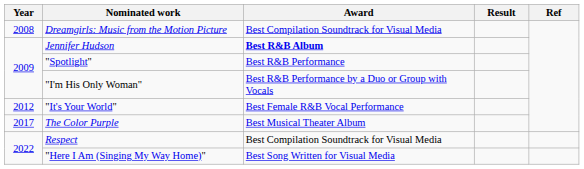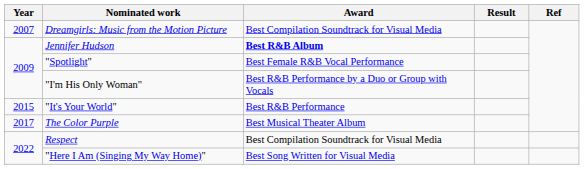(24, 29) 2008 -> (24, 29) 2007
(295, 62) Best R&B Performance -> (325, 62) Best Female R&B Vocal Performance
(24, 106) 2012 -> (24, 106) 2015
(325, 106) Best Female R&B Vocal Performance -> (295, 106) Best R&B Performance
